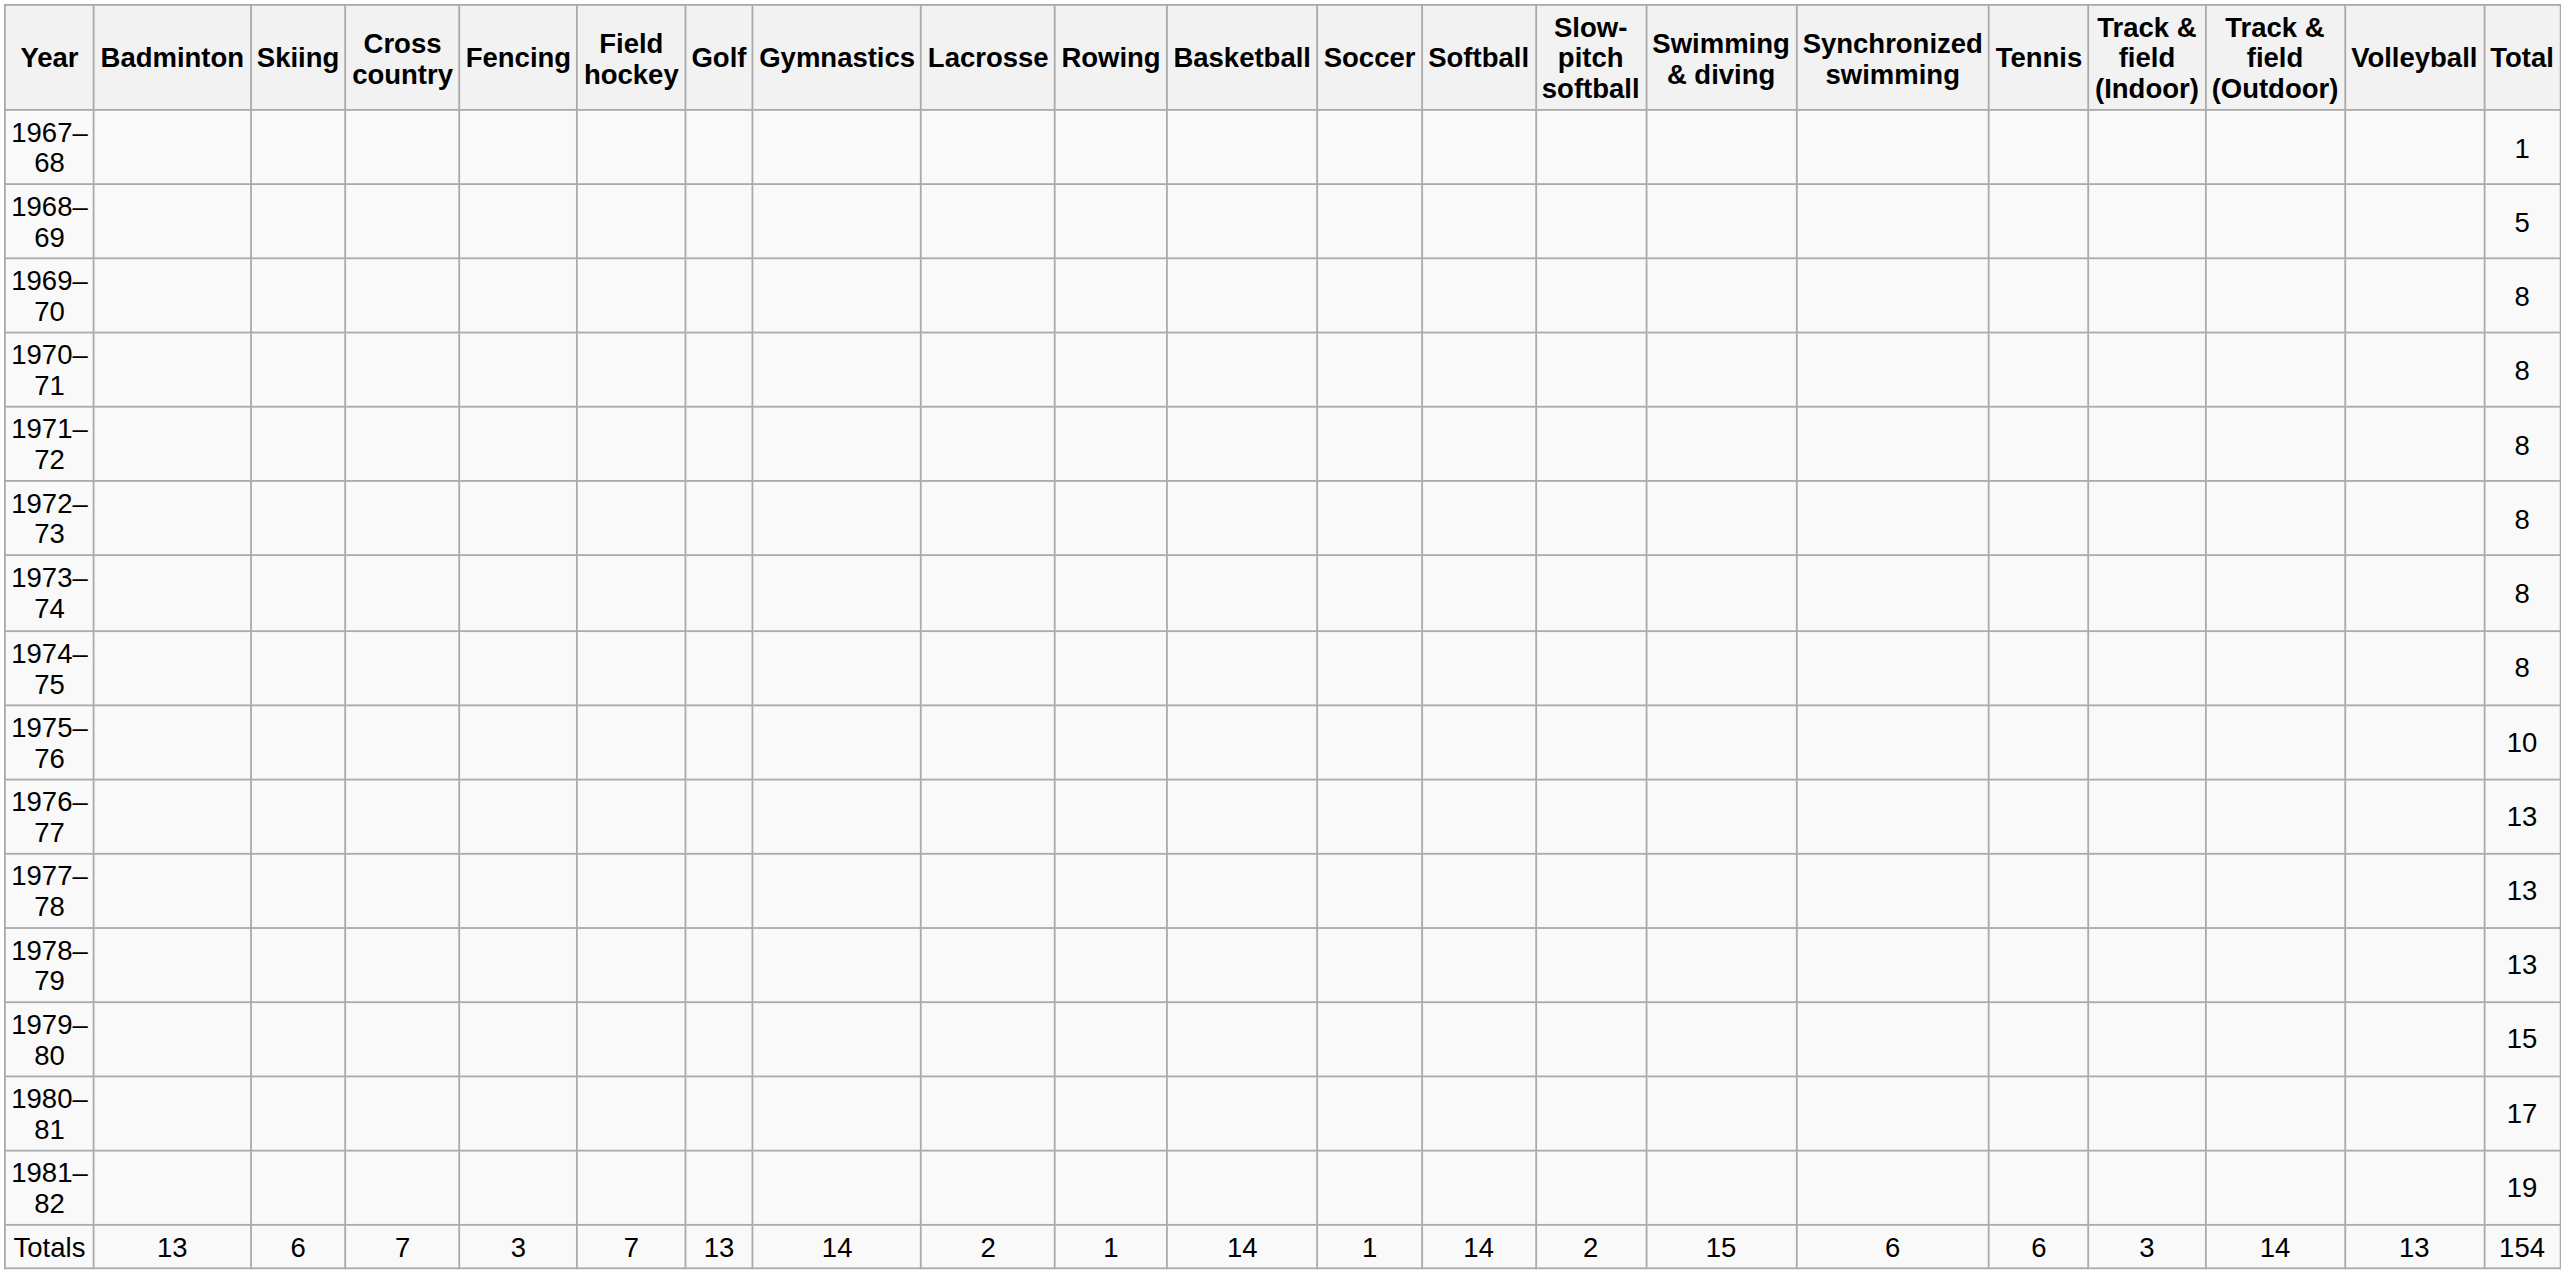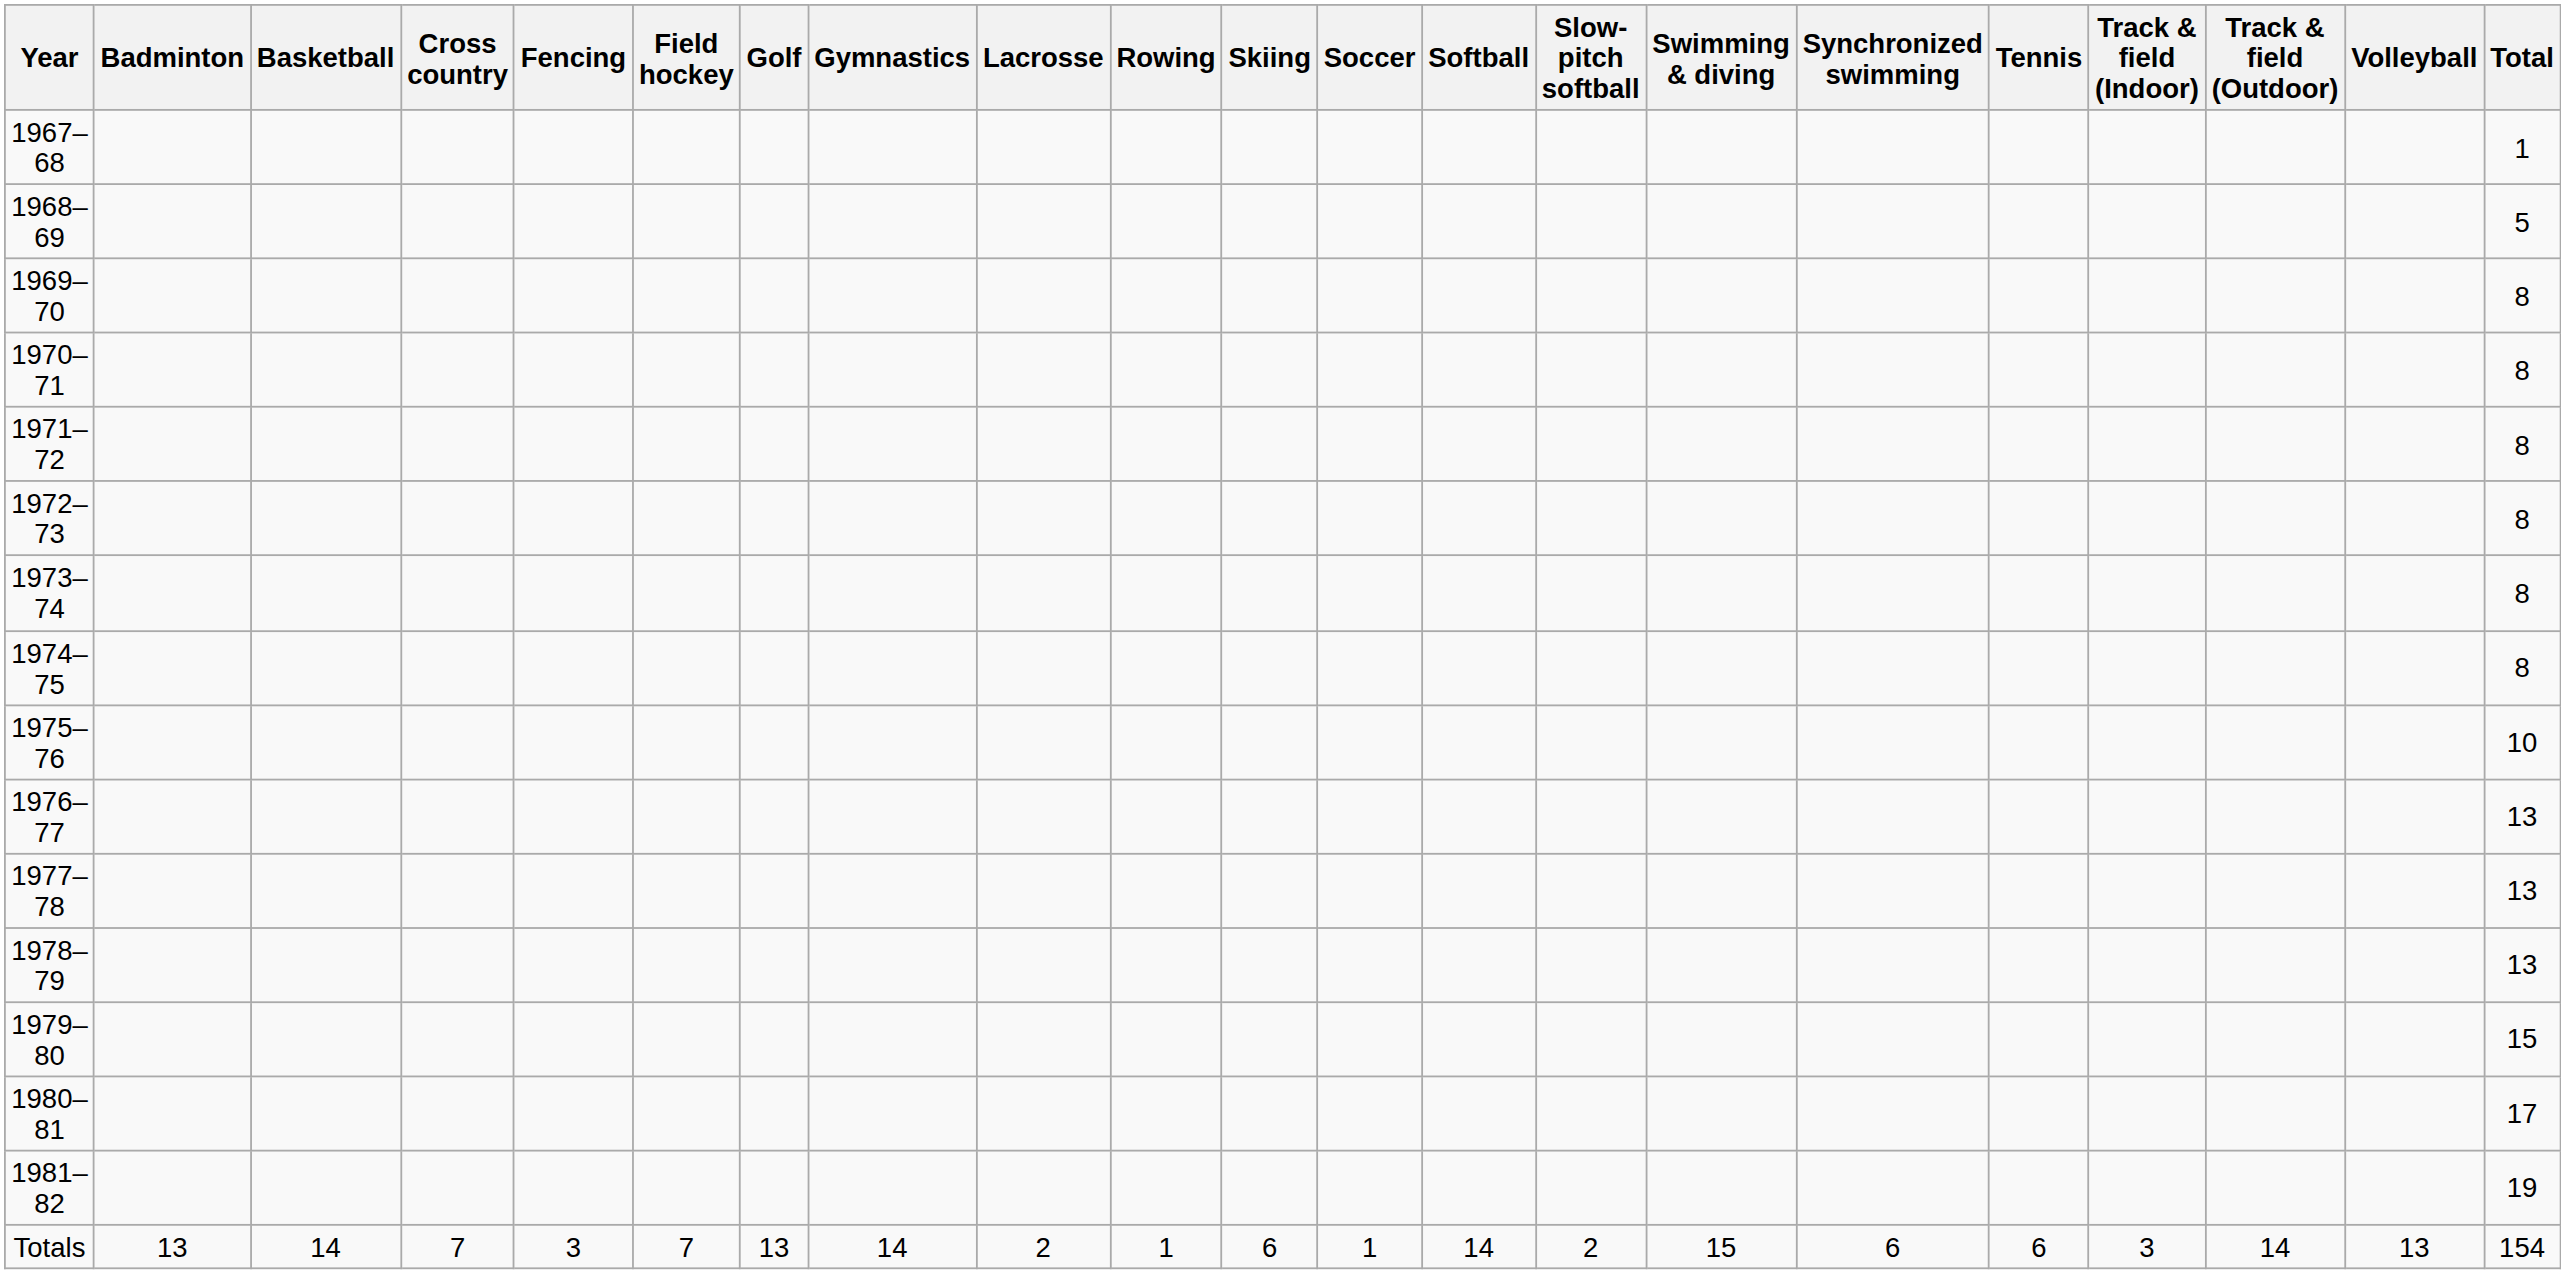columns swapped: (1242, 58) <-> (298, 58)
